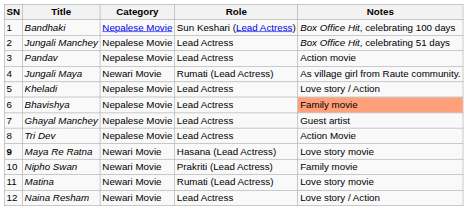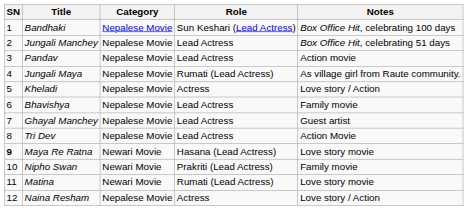(132, 74) Newari Movie -> (137, 74) Nepalese Movie
(205, 89) Lead Actress -> (193, 89) Actress
(329, 105) lightsalmon background -> (329, 105) no background
(132, 197) Newari Movie -> (137, 197) Nepalese Movie
(205, 197) Lead Actress -> (193, 197) Actress
